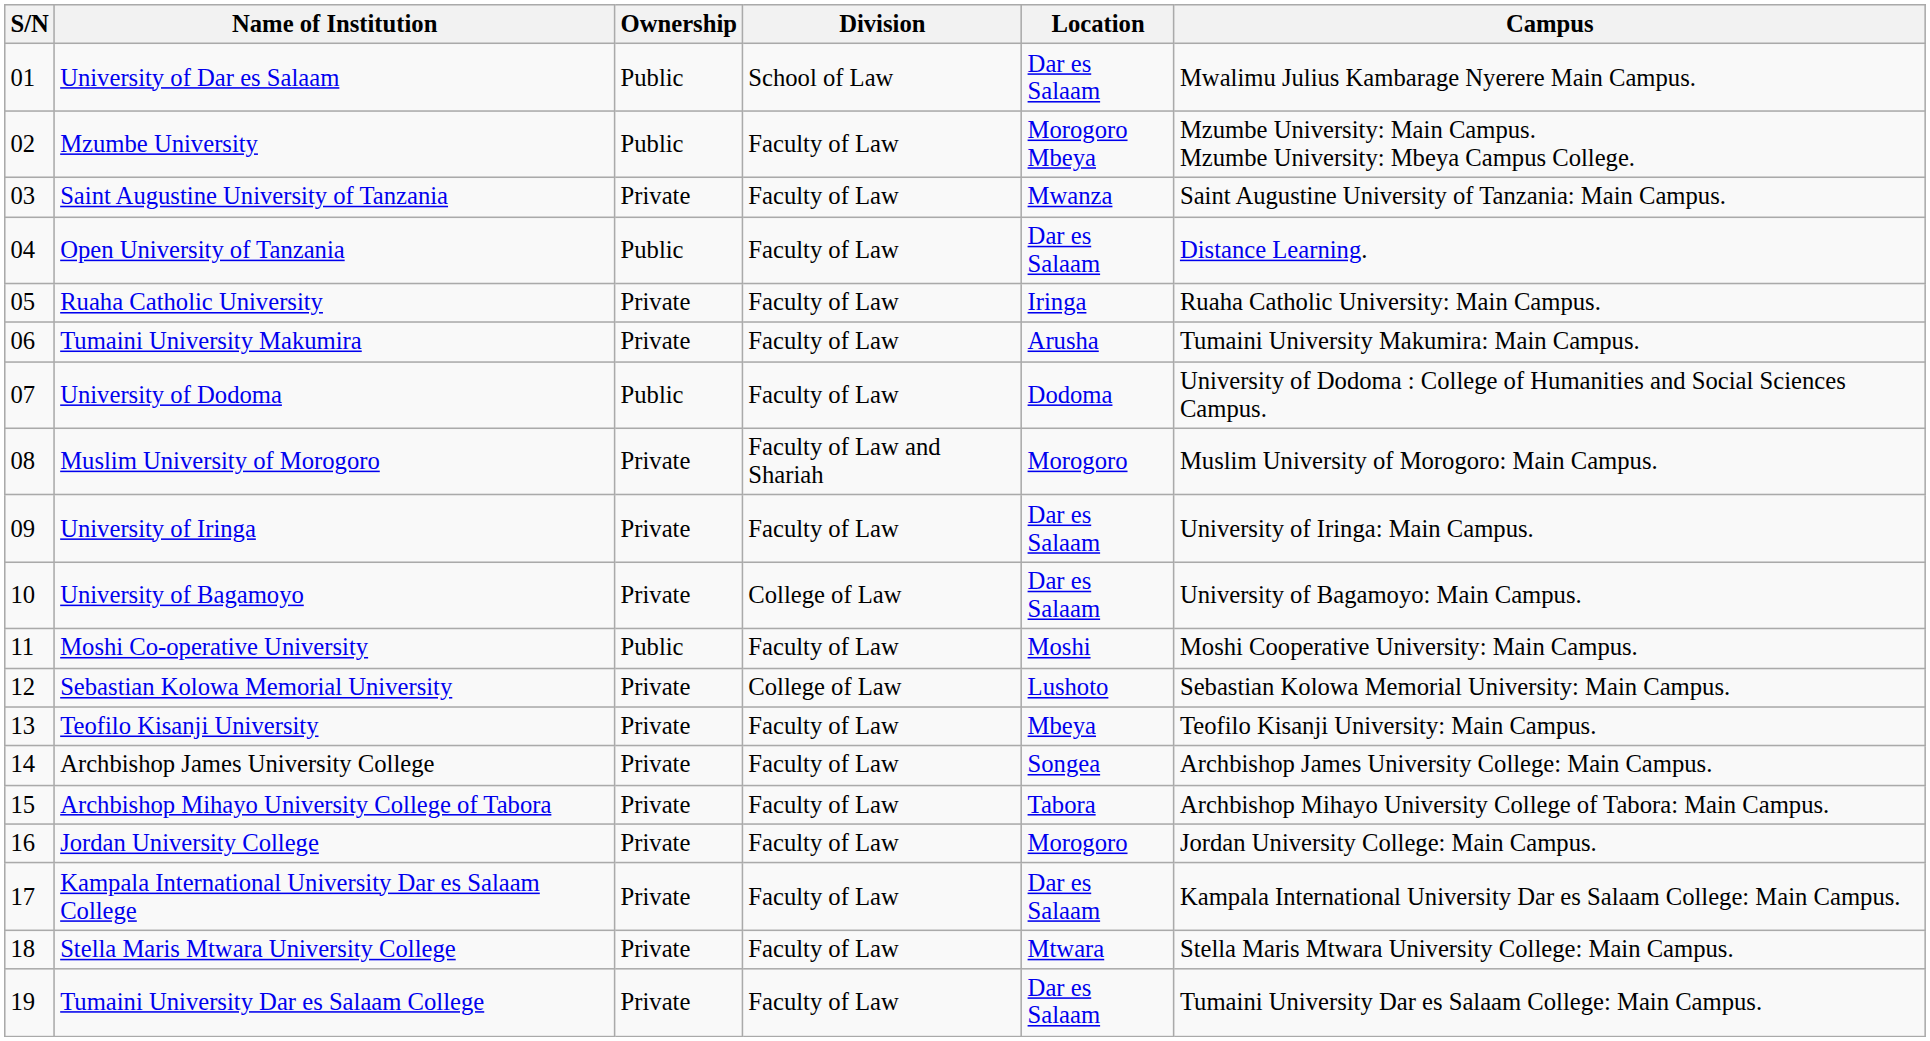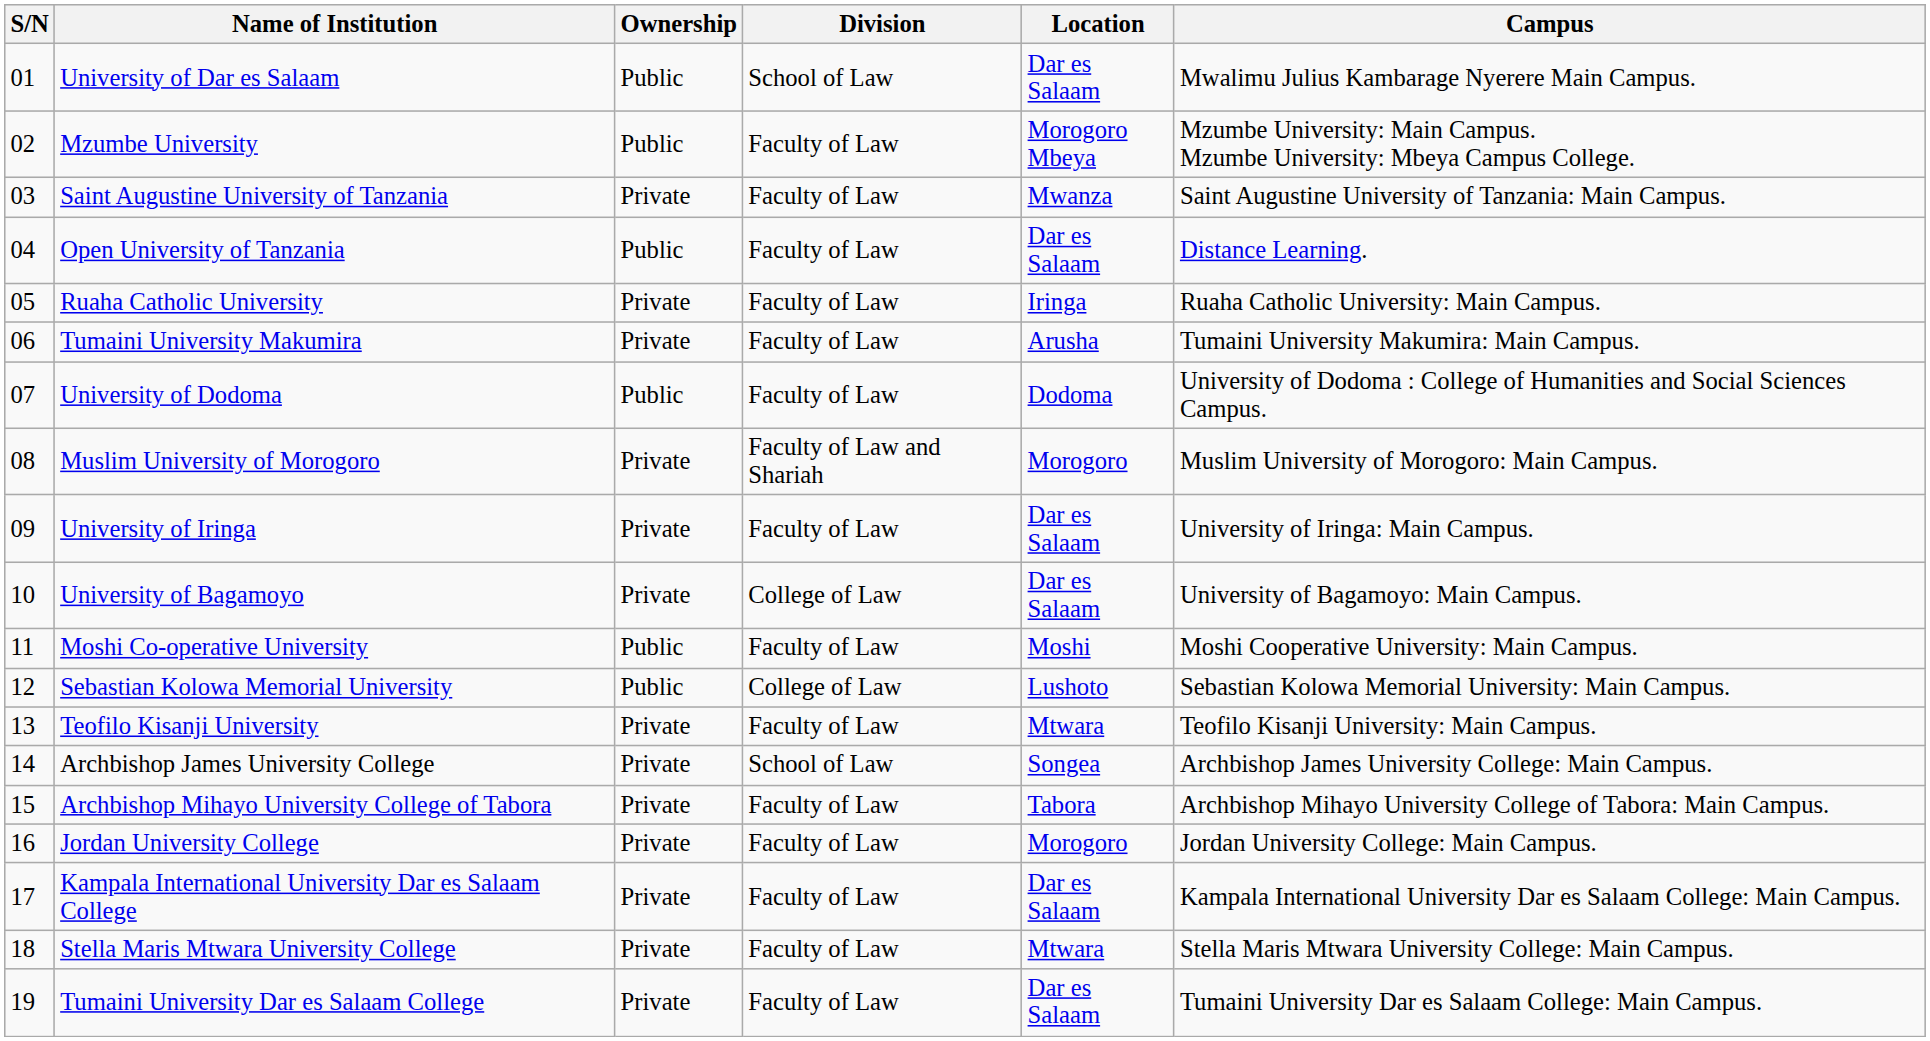(655, 687) Private -> (652, 687) Public
(1062, 726) Mbeya -> (1066, 726) Mtwara
(824, 765) Faculty of Law -> (821, 765) School of Law
